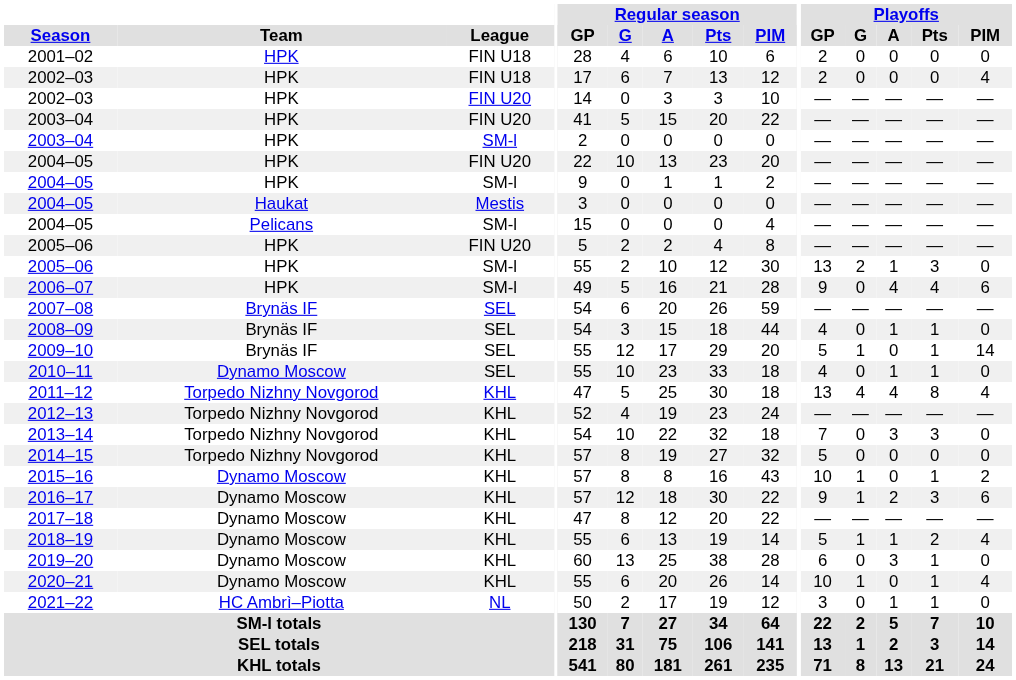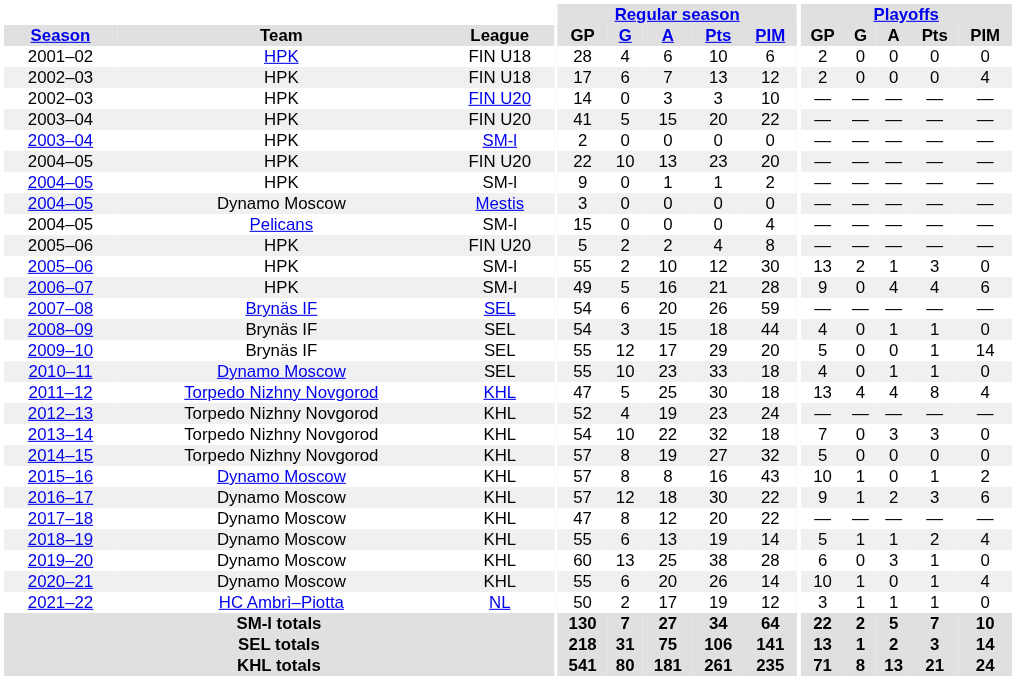(281, 203) Haukat -> (281, 203) Dynamo Moscow
(860, 350) 1 -> (860, 350) 0
(860, 602) 0 -> (860, 602) 1
